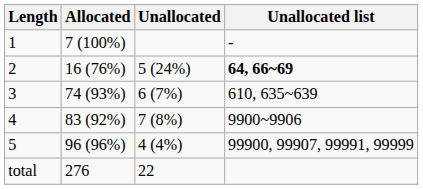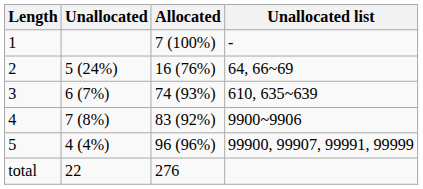columns swapped: (98, 17) <-> (179, 17)
(261, 68) bold -> (261, 68) normal
